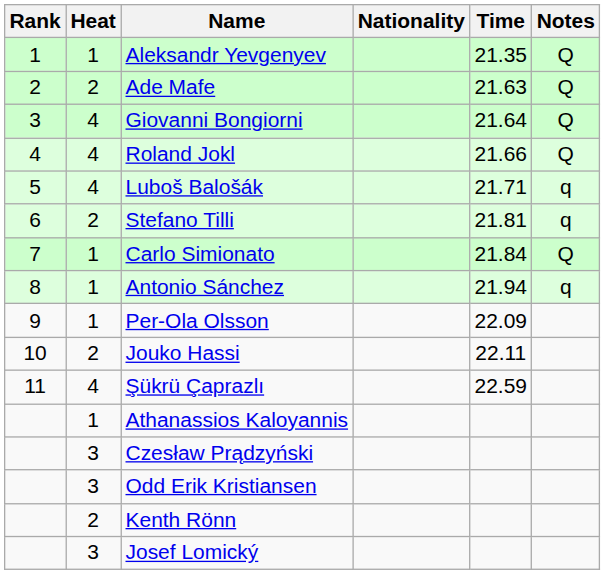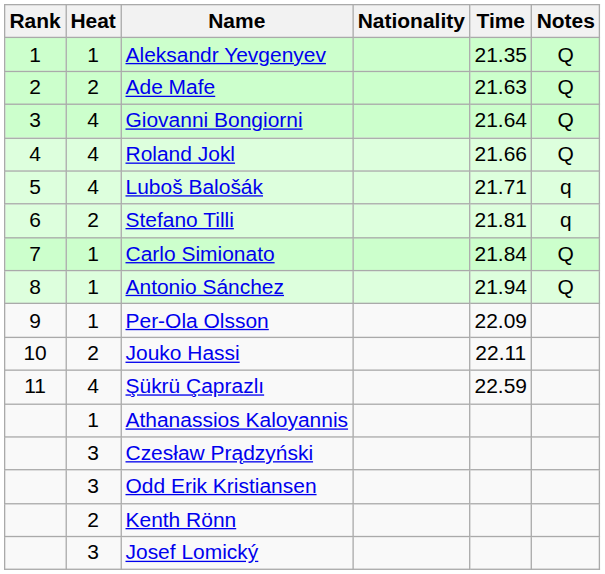(566, 287) q -> (566, 287) Q
